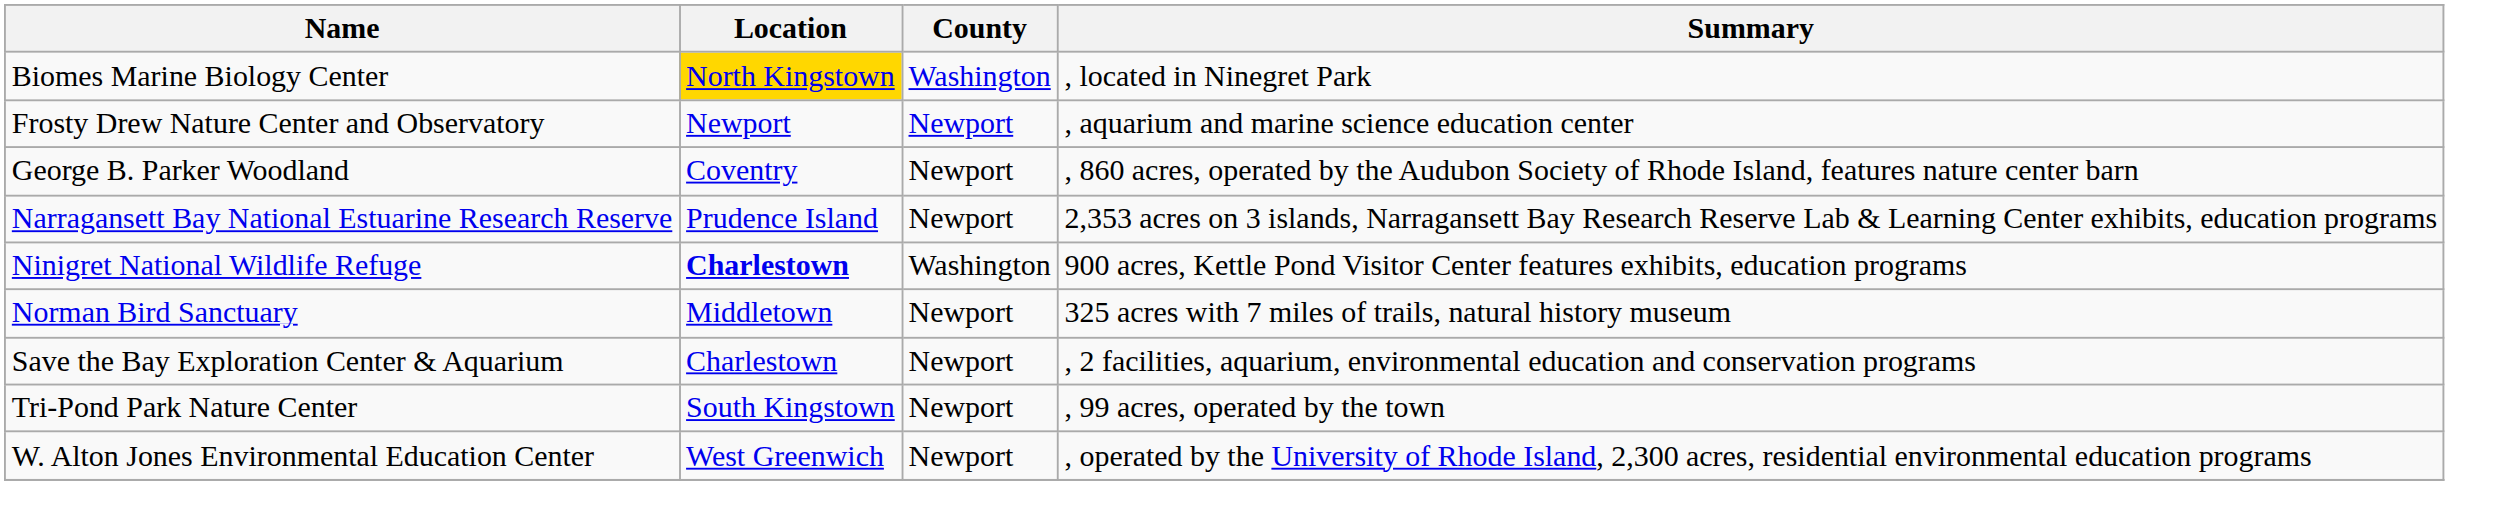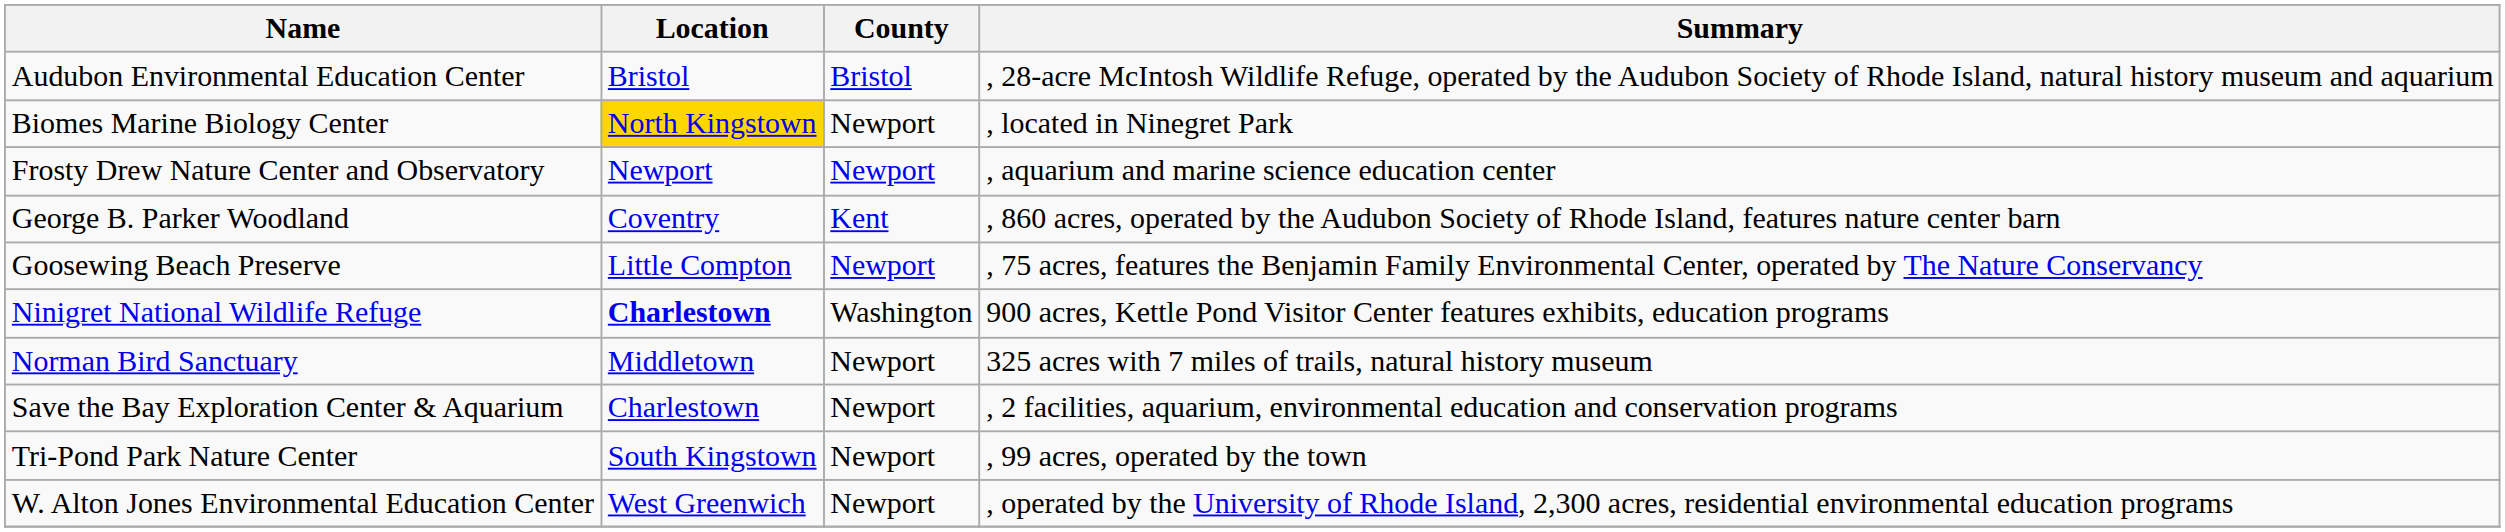+ row: (268, 75)
(980, 75) Washington -> (883, 123) Newport
(961, 170) Newport -> (859, 218) Kent
+ row: (176, 265)
- row: (342, 218)
